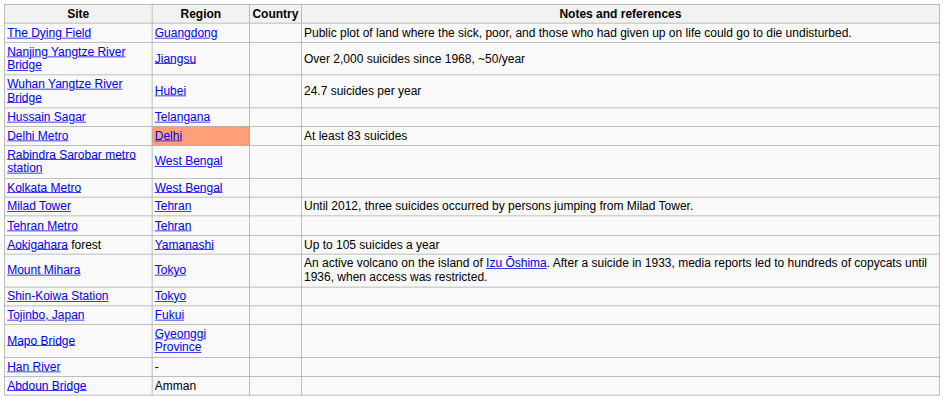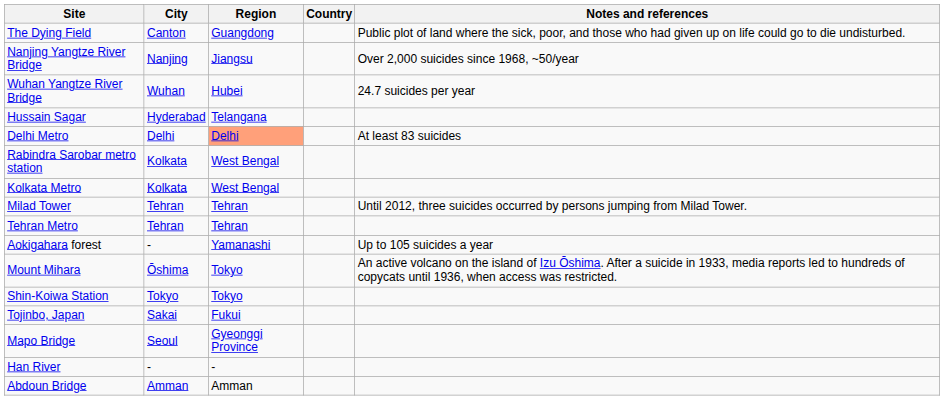+ column: (176, 14)
